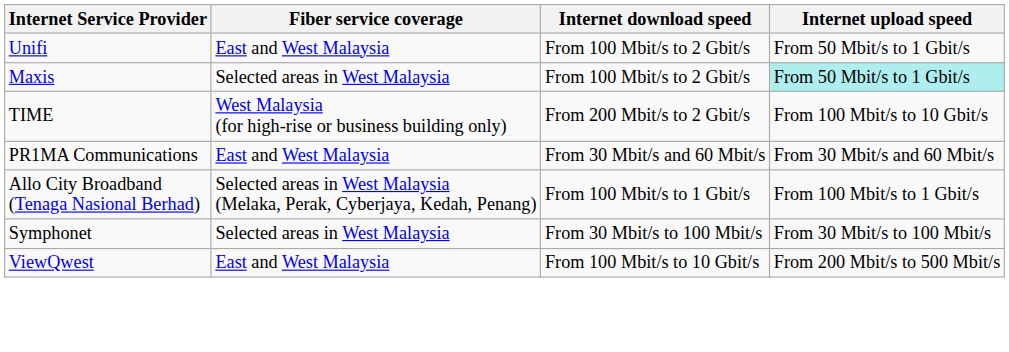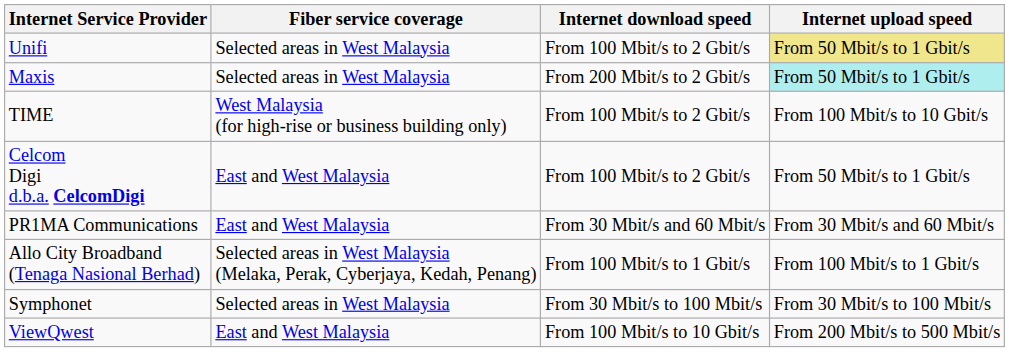(302, 47) East and West Malaysia -> (333, 47) Selected areas in West Malaysia
(872, 47) no background -> (872, 47) khaki background
(648, 76) From 100 Mbit/s to 2 Gbit/s -> (648, 76) From 200 Mbit/s to 2 Gbit/s
(648, 116) From 200 Mbit/s to 2 Gbit/s -> (648, 116) From 100 Mbit/s to 2 Gbit/s
+ row: (77, 175)
